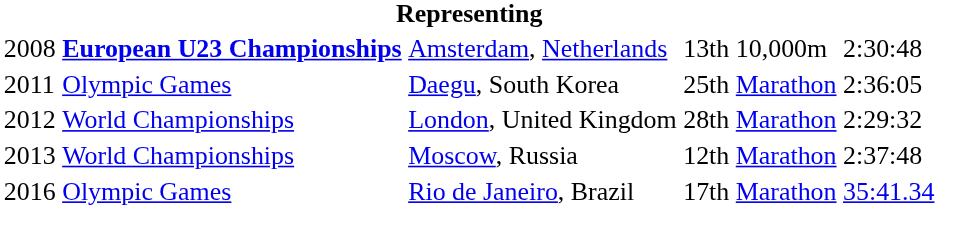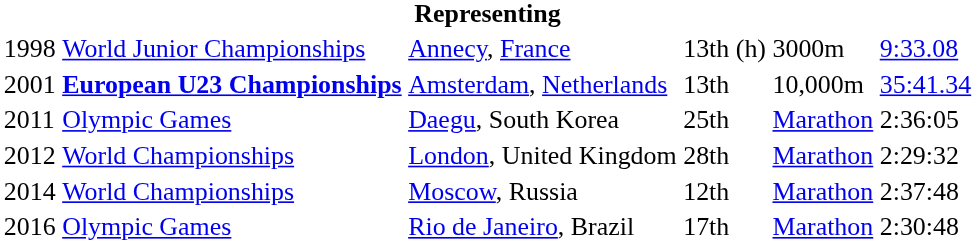+ row: (489, 48)
(30, 48) 2008 -> (30, 84) 2001
(883, 48) 2:30:48 -> (925, 84) 35:41.34
(30, 155) 2013 -> (30, 191) 2014
(889, 191) 35:41.34 -> (919, 226) 2:30:48
